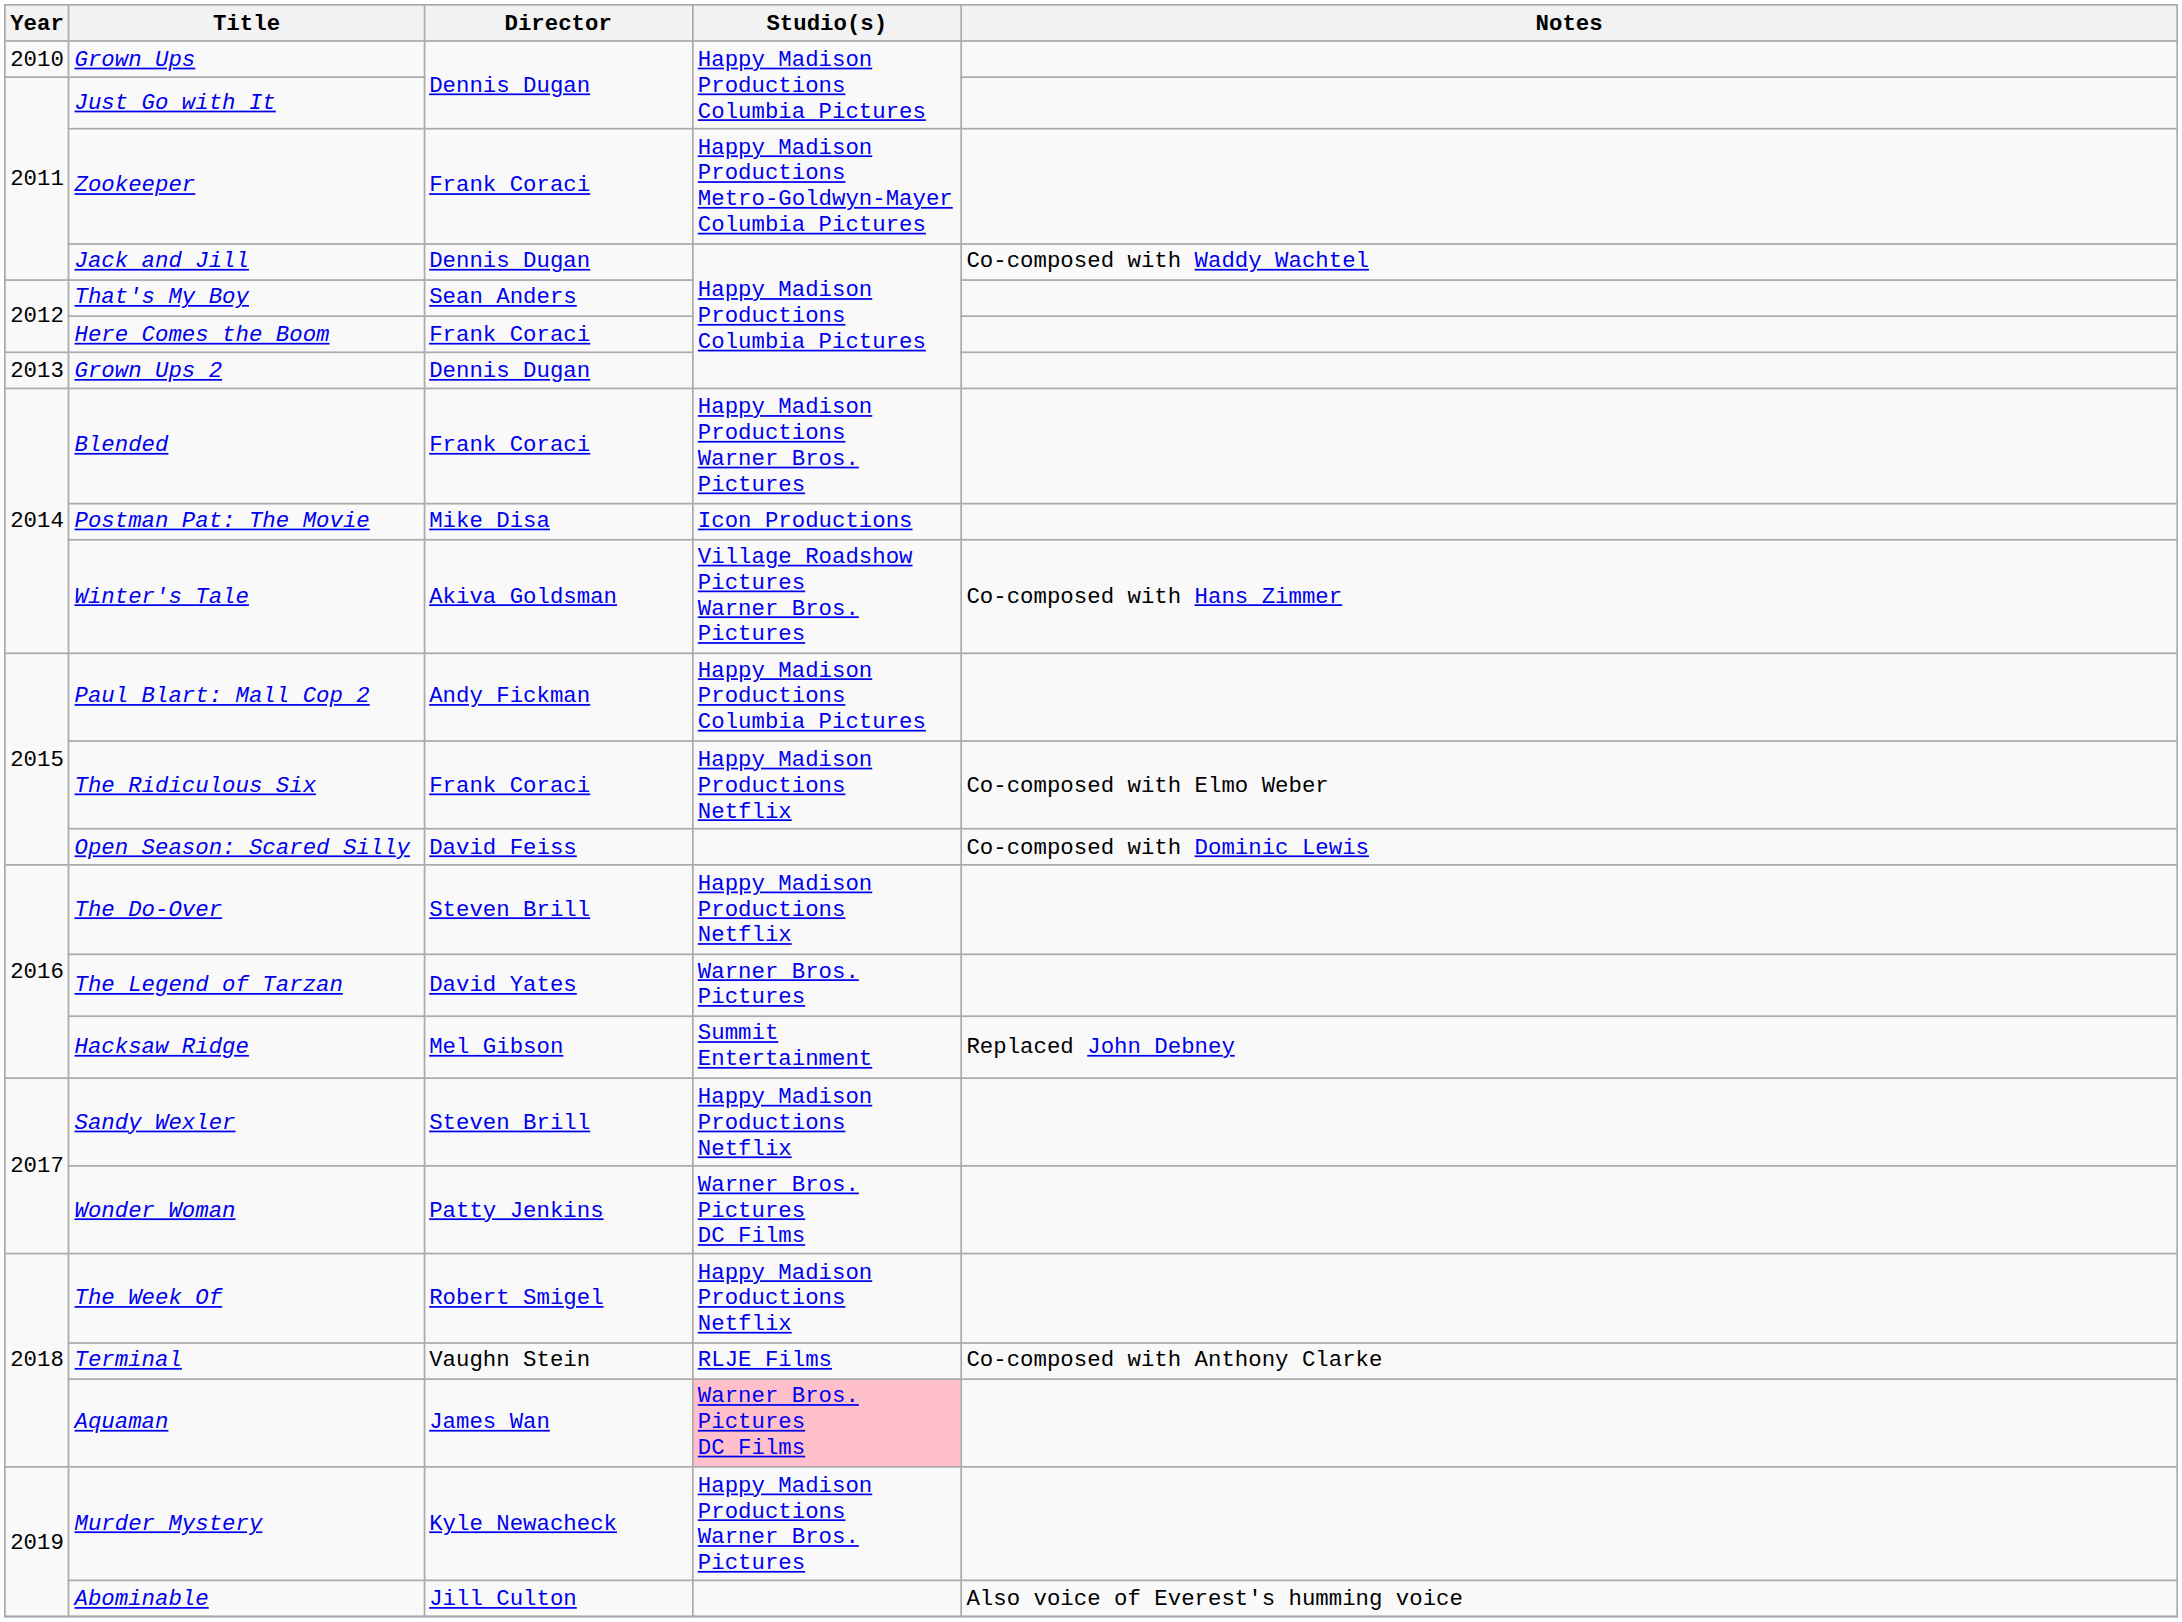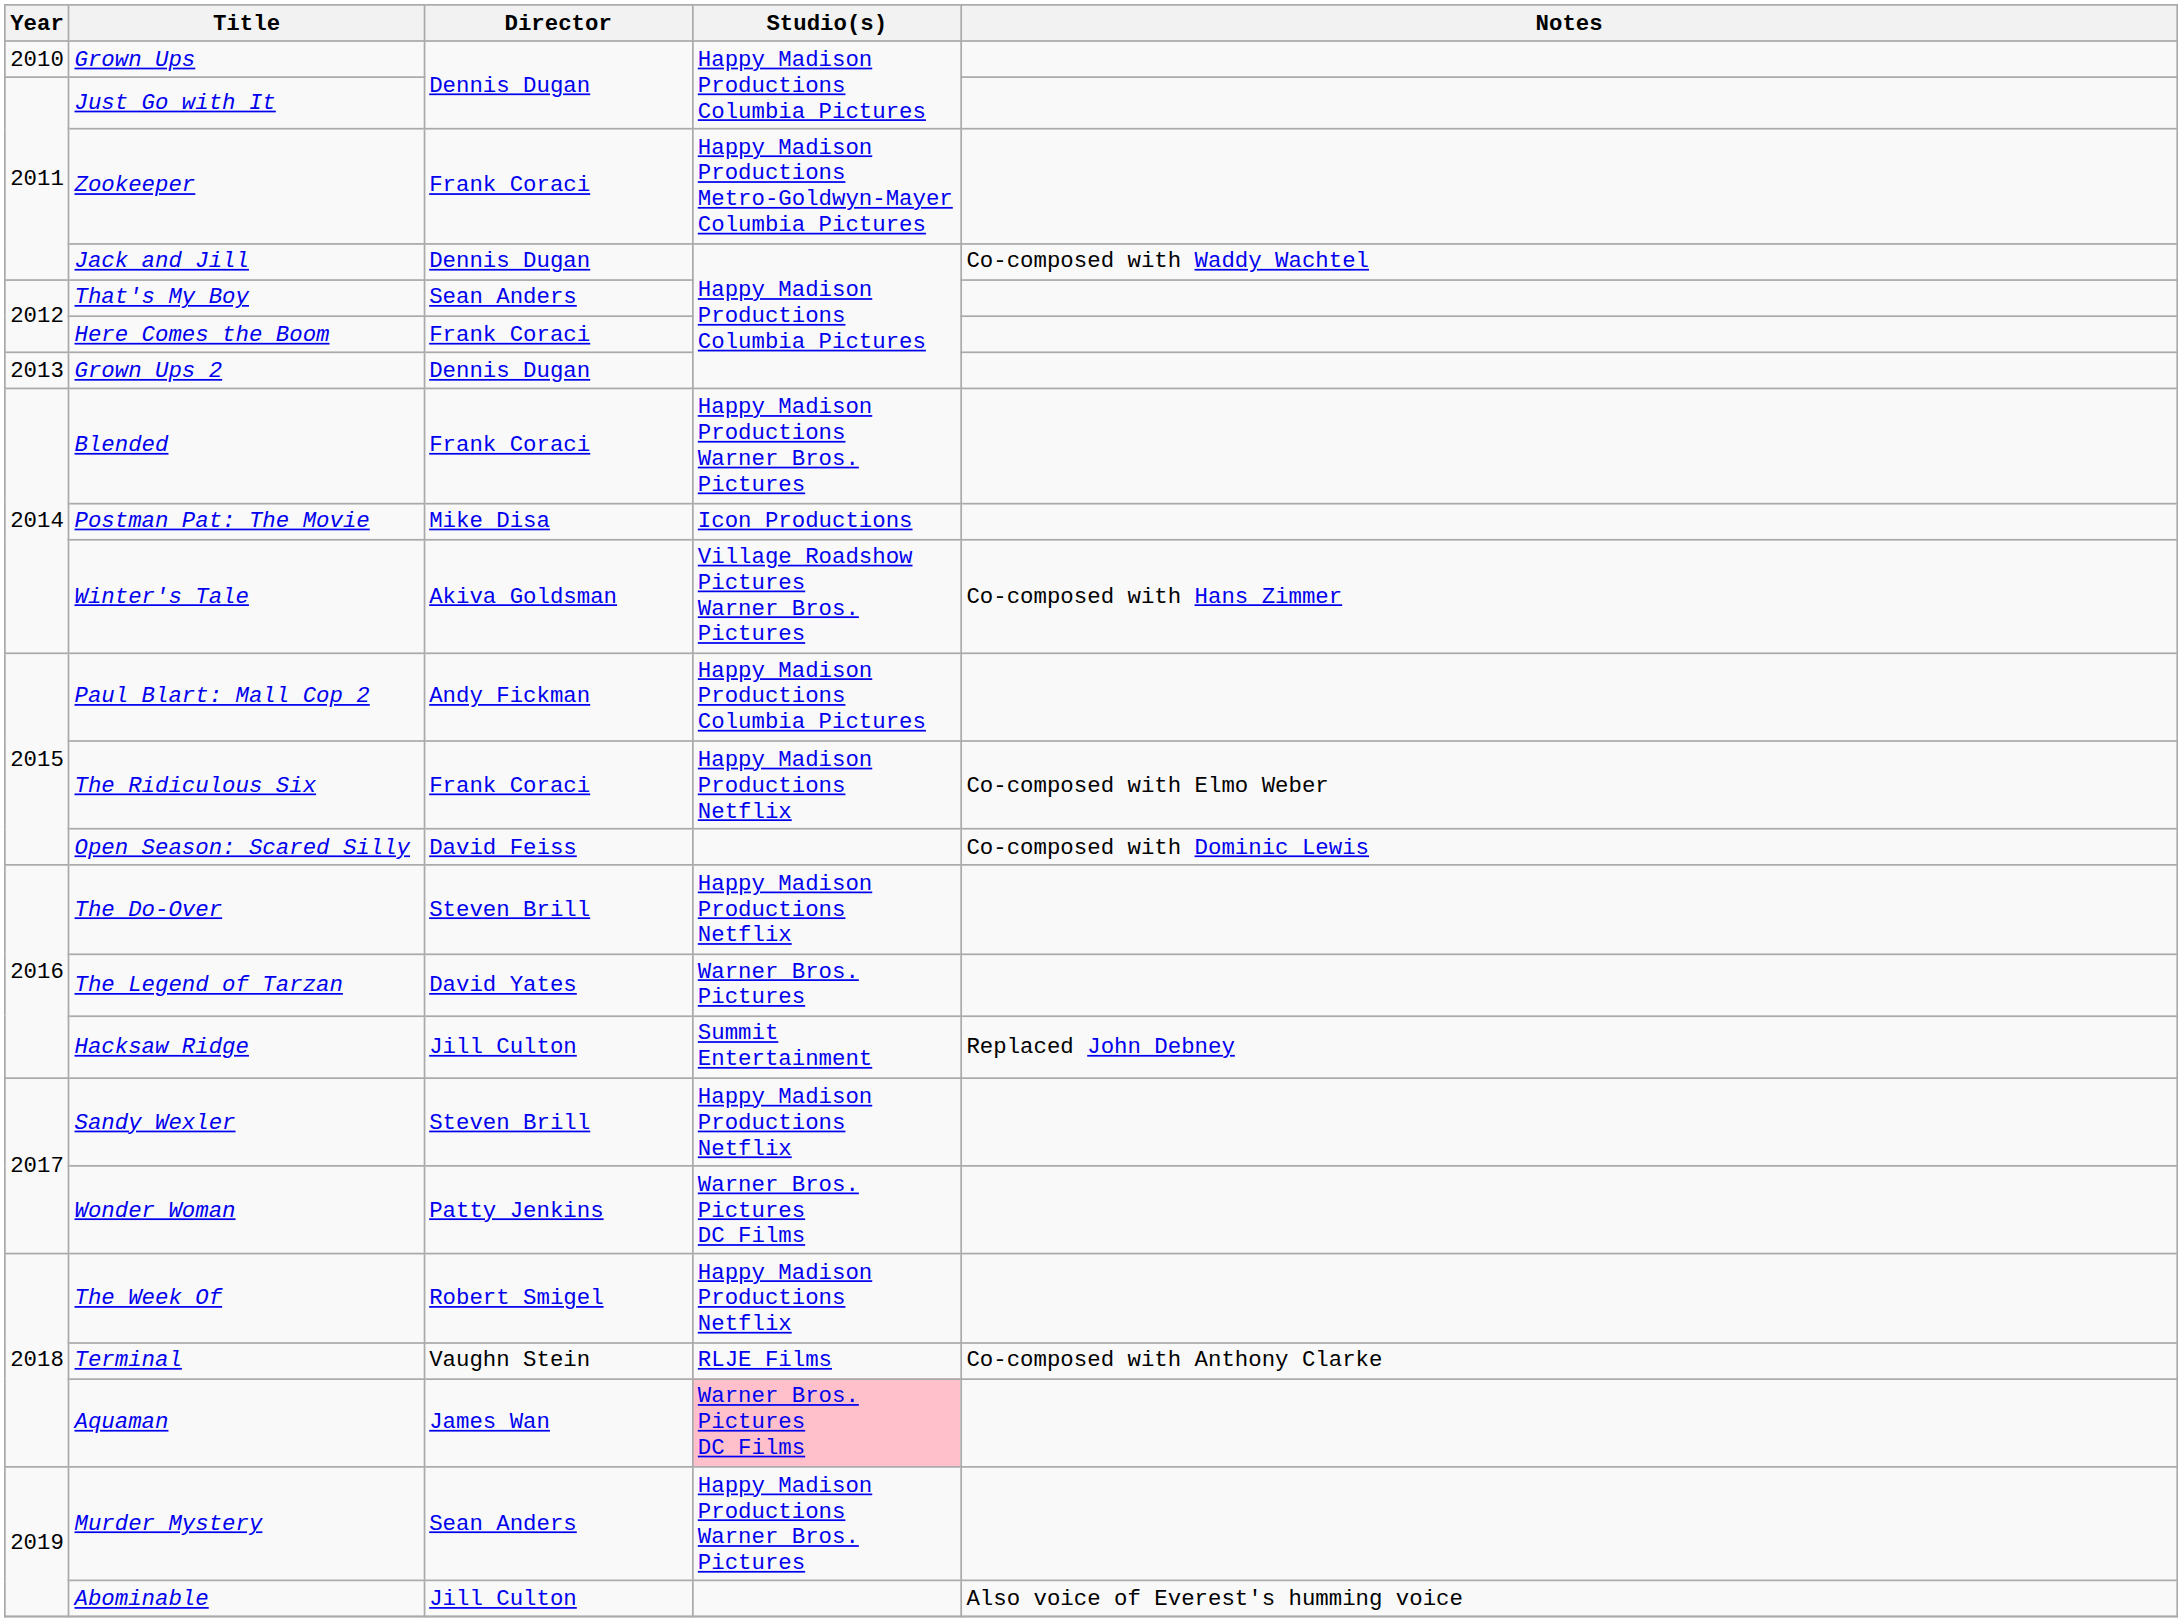(496, 1047) Mel Gibson -> (503, 1047) Jill Culton
(523, 1524) Kyle Newacheck -> (503, 1524) Sean Anders
